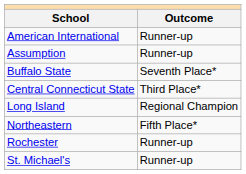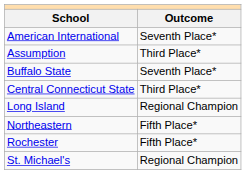(166, 36) Runner-up -> (178, 36) Seventh Place*
(166, 54) Runner-up -> (170, 54) Third Place*
(166, 142) Runner-up -> (168, 142) Fifth Place*
(166, 160) Runner-up -> (189, 160) Regional Champion
